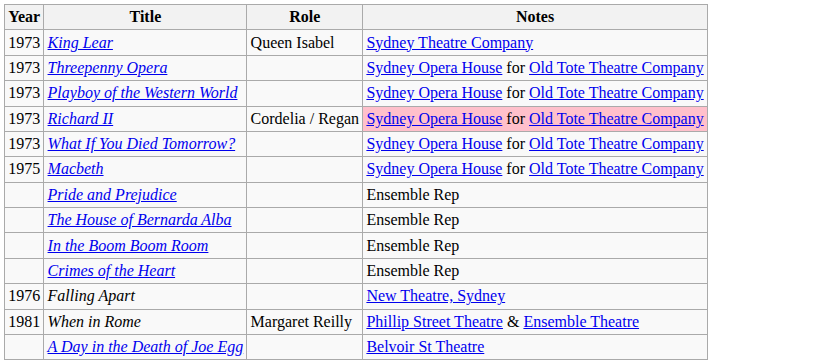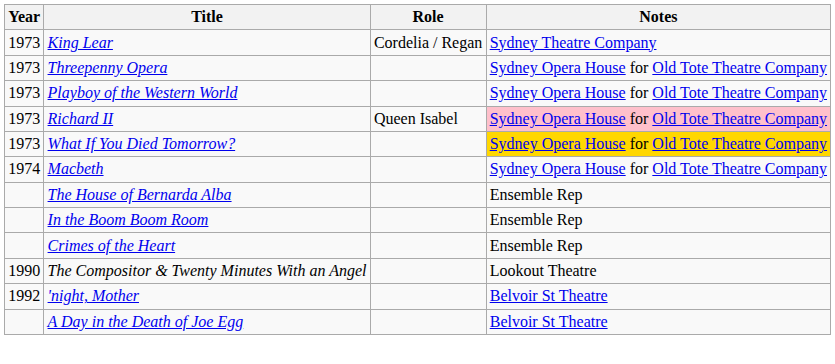(293, 42) Queen Isabel -> (428, 42) Cordelia / Regan
(305, 118) Cordelia / Regan -> (416, 118) Queen Isabel
(535, 144) no background -> (658, 144) gold background
(24, 169) 1975 -> (24, 169) 1974
- row: (112, 194)
- row: (91, 296)
- row: (94, 321)
+ row: (207, 270)
+ row: (93, 296)
